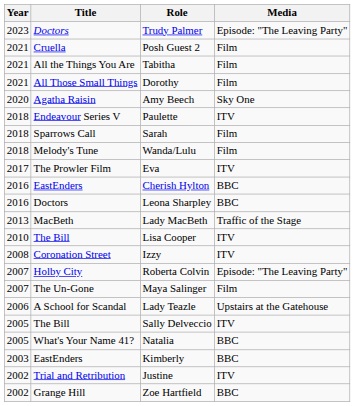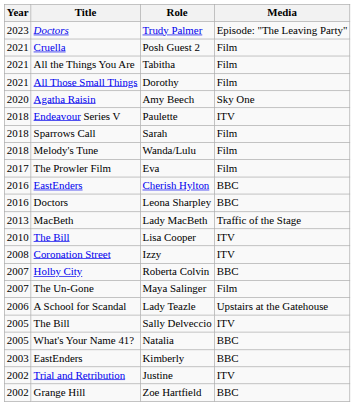(226, 168) ITV -> (227, 168) Film
(282, 271) Episode: "The Leaving Party" -> (228, 271) BBC
